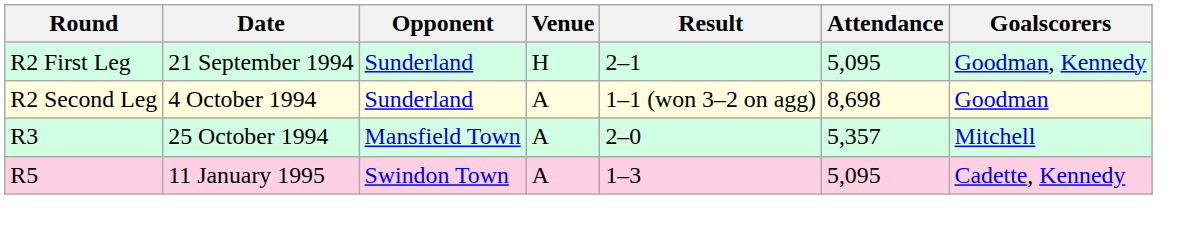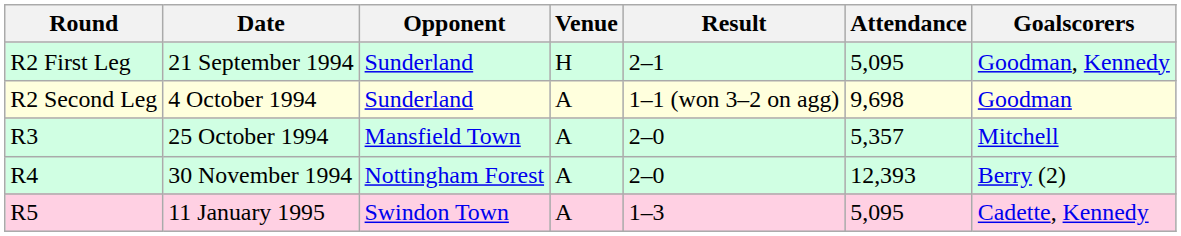(854, 99) 8,698 -> (877, 99) 9,698
+ row: (260, 174)
